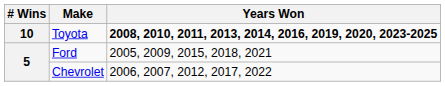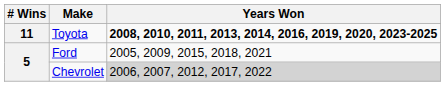(27, 33) 10 -> (27, 33) 11
(191, 72) no background -> (191, 72) lightgrey background
